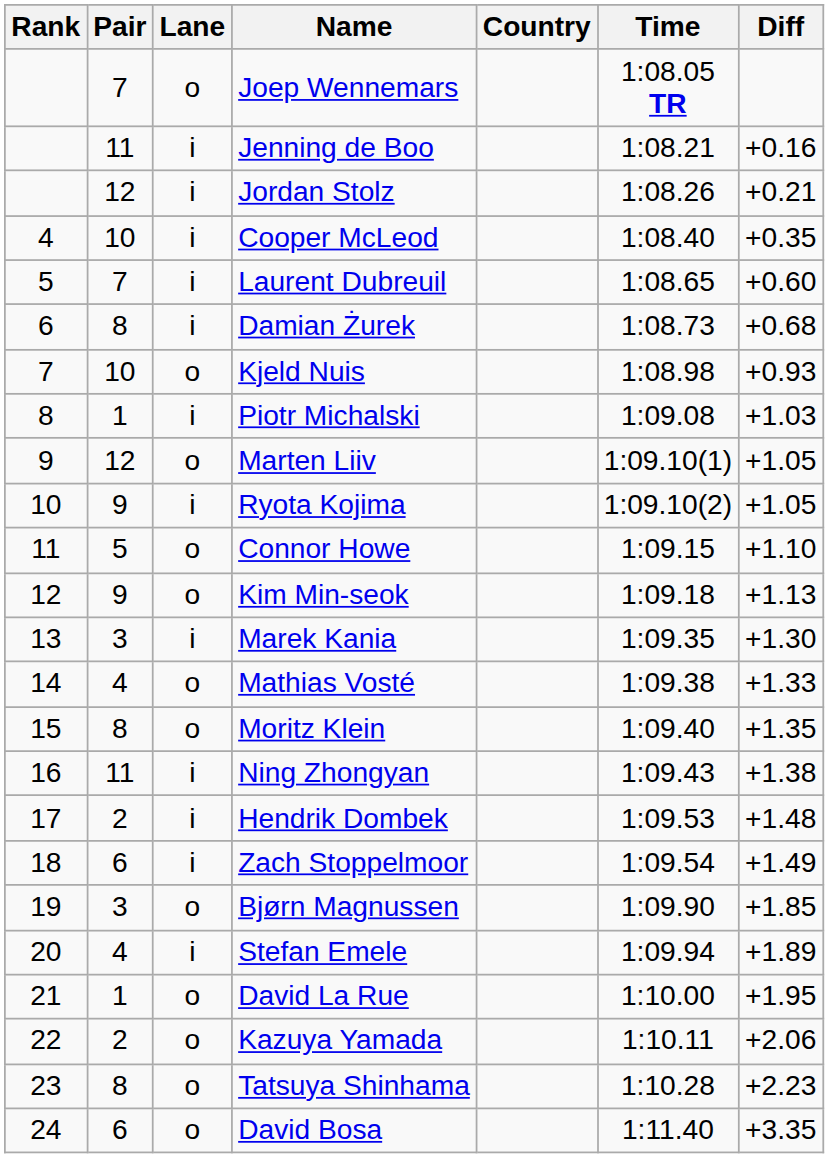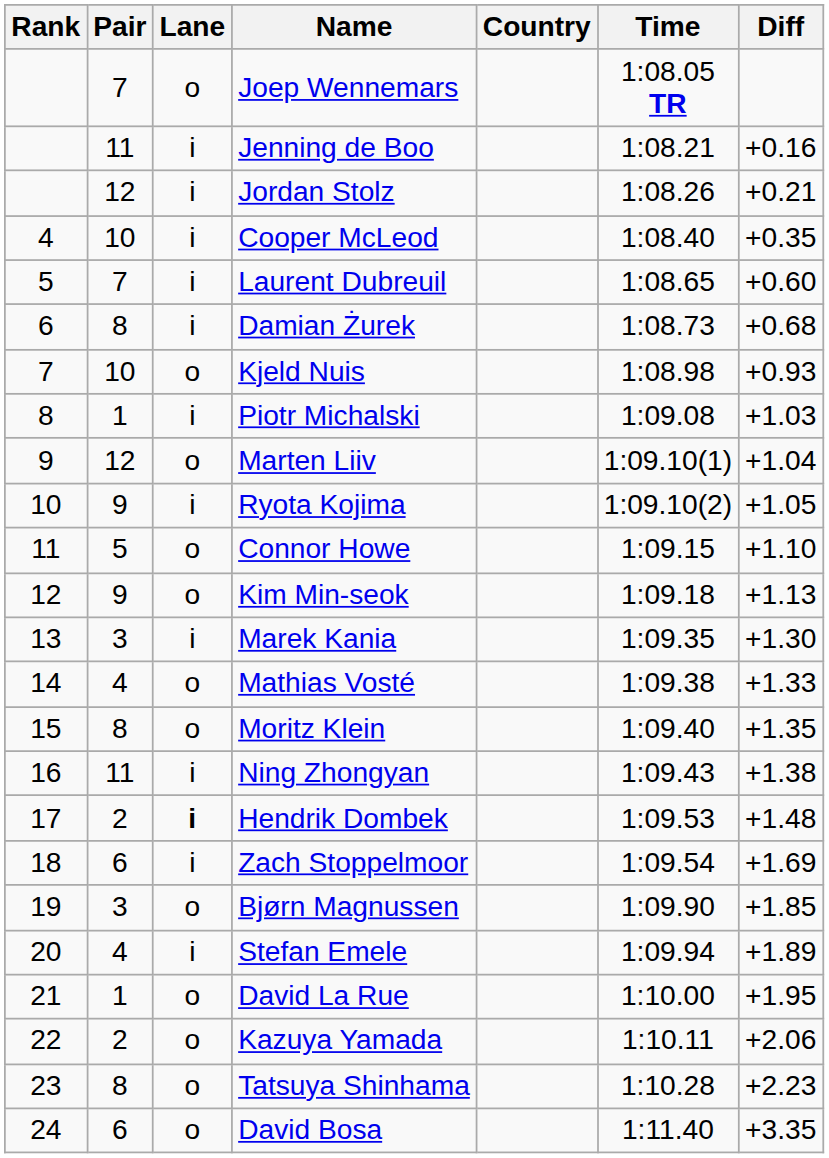(781, 460) +1.05 -> (781, 460) +1.04
(192, 817) normal -> (192, 817) bold
(781, 862) +1.49 -> (781, 862) +1.69
